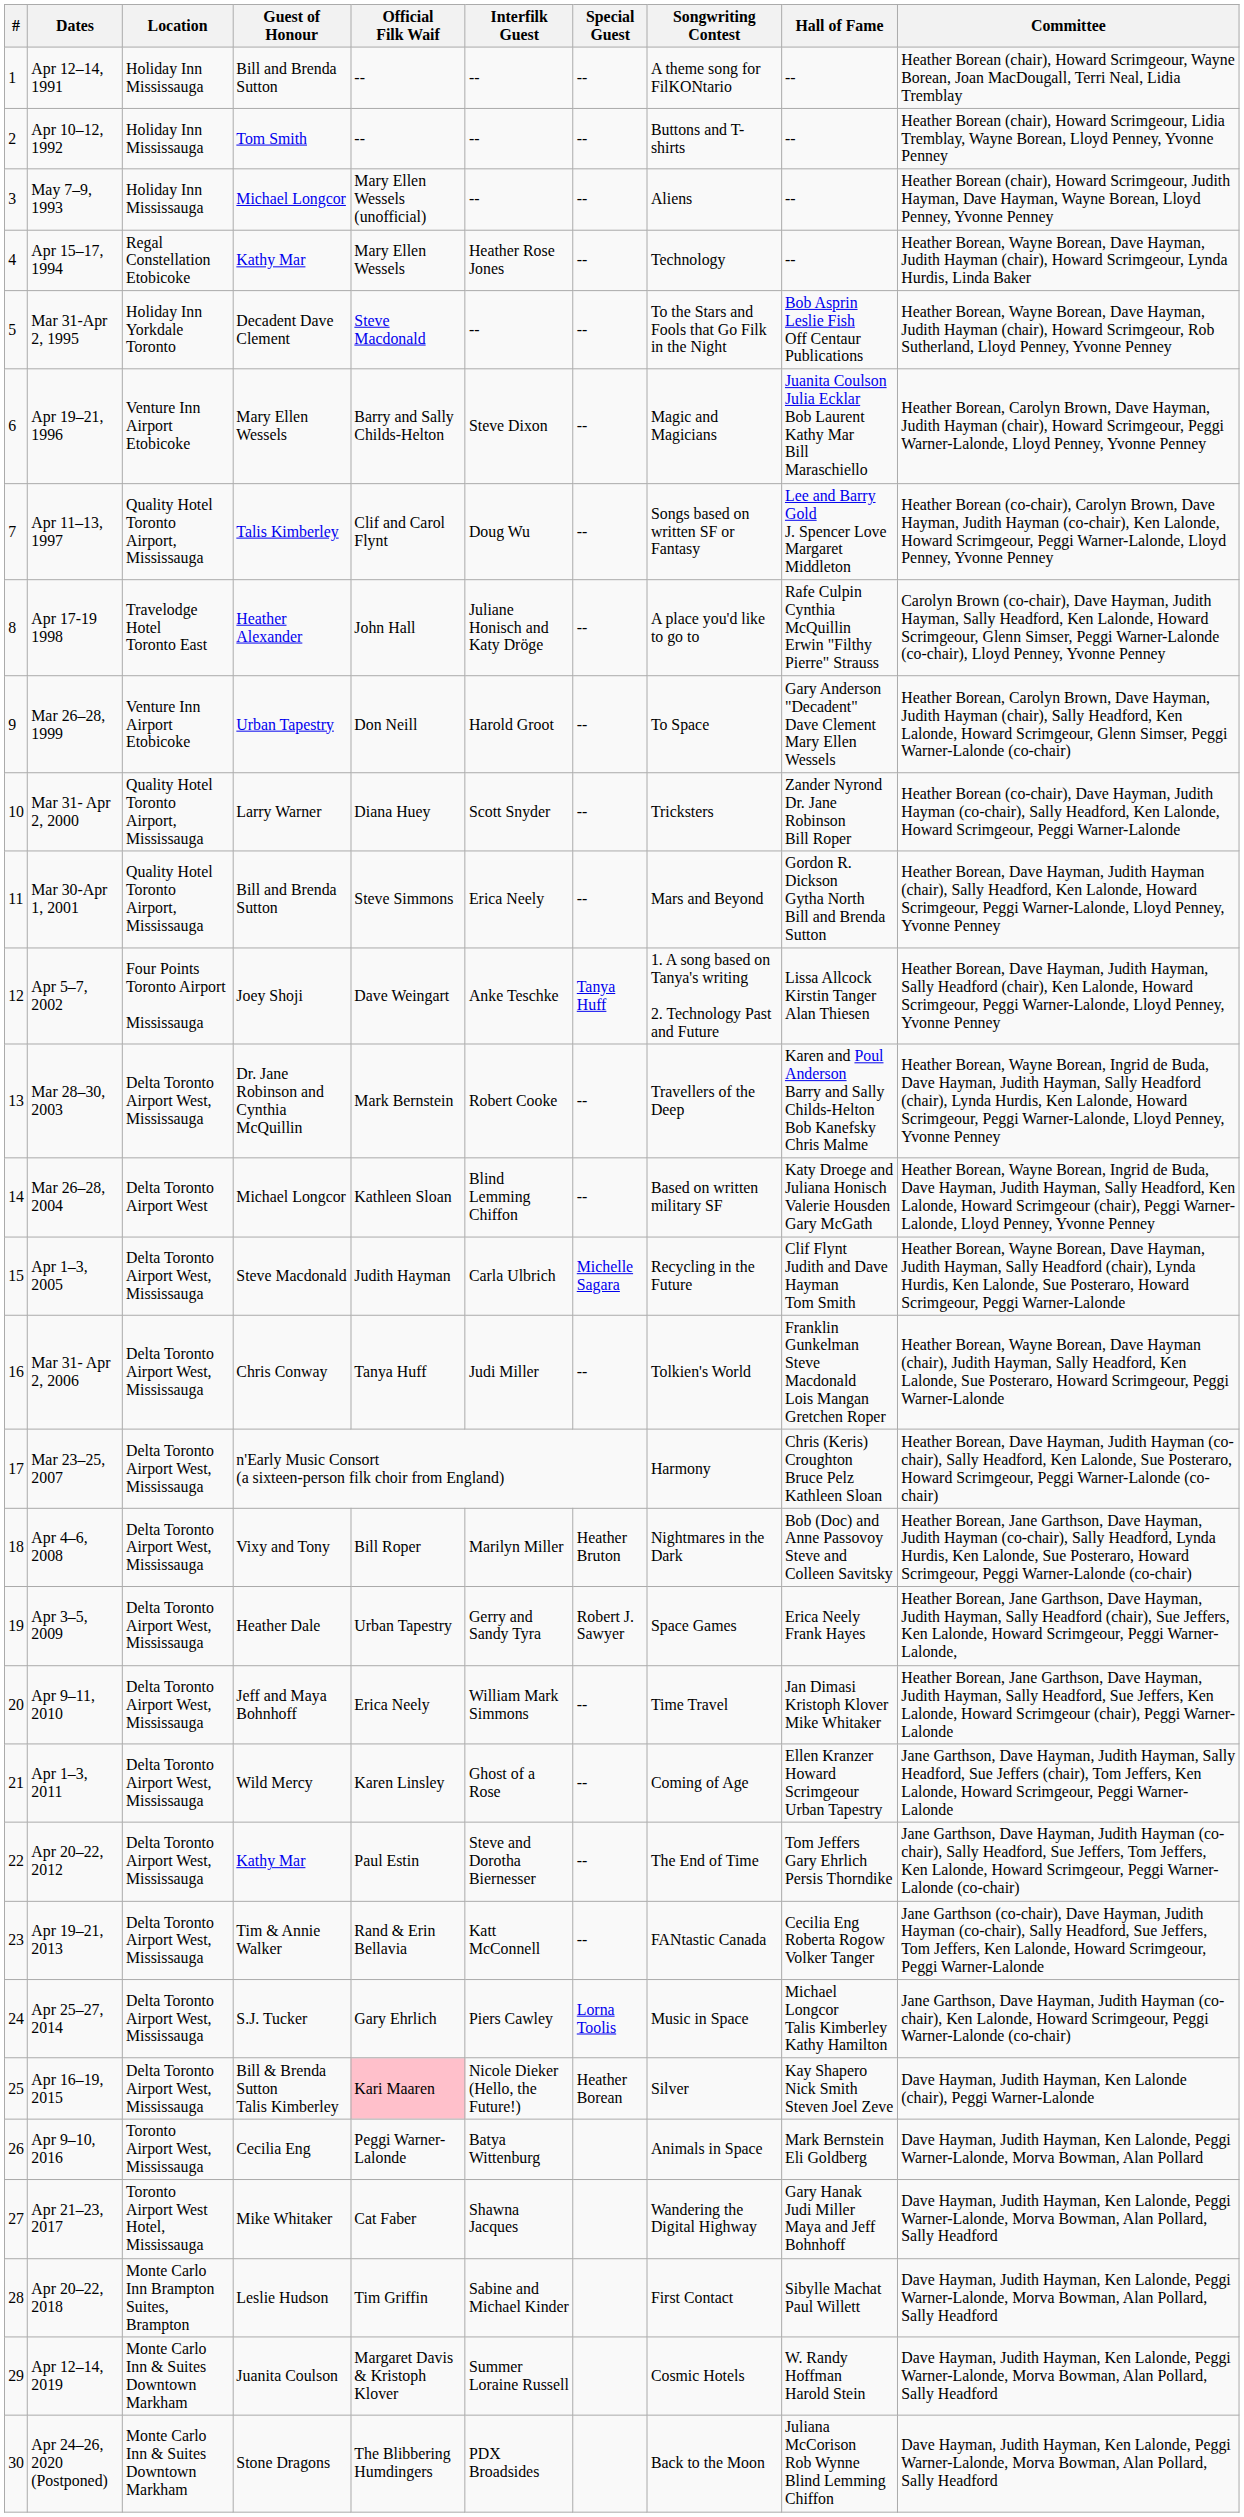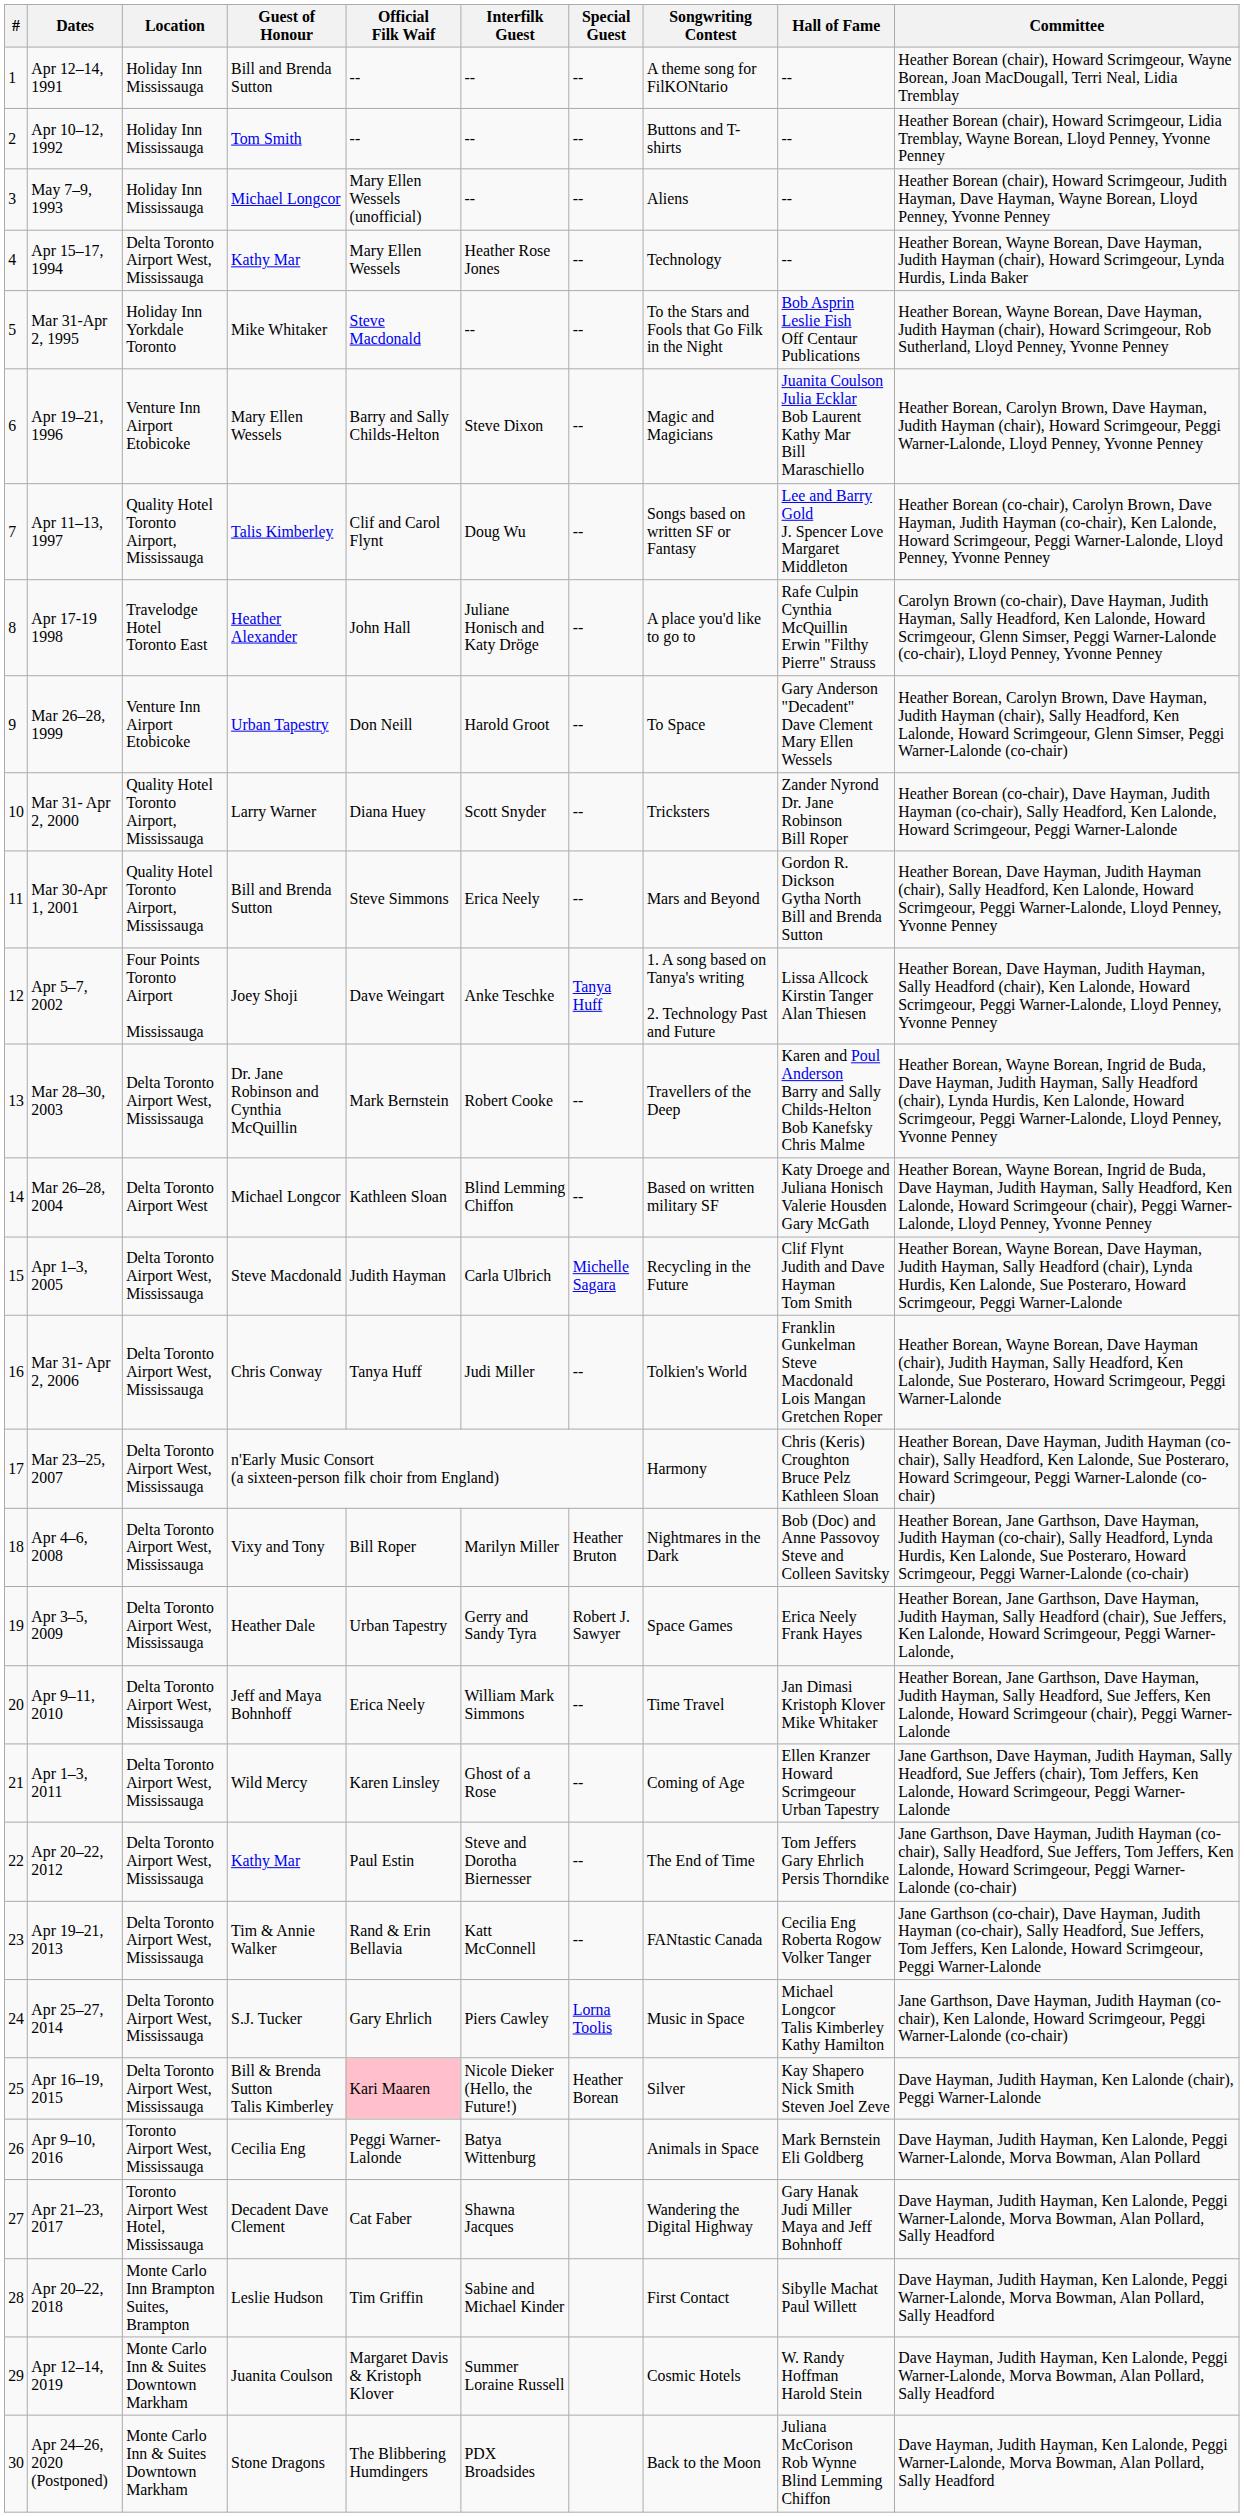(168, 260) Regal Constellation Etobicoke -> (170, 260) Delta Toronto Airport West, Mississauga
(285, 329) Decadent Dave Clement -> (279, 329) Mike Whitaker
(284, 2218) Mike Whitaker -> (280, 2218) Decadent Dave Clement
